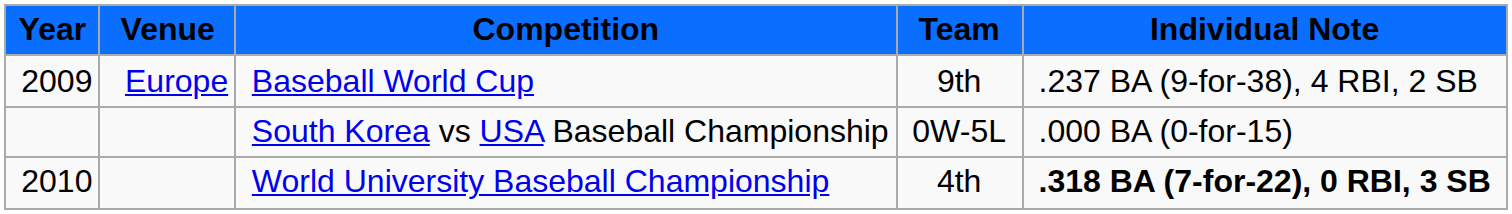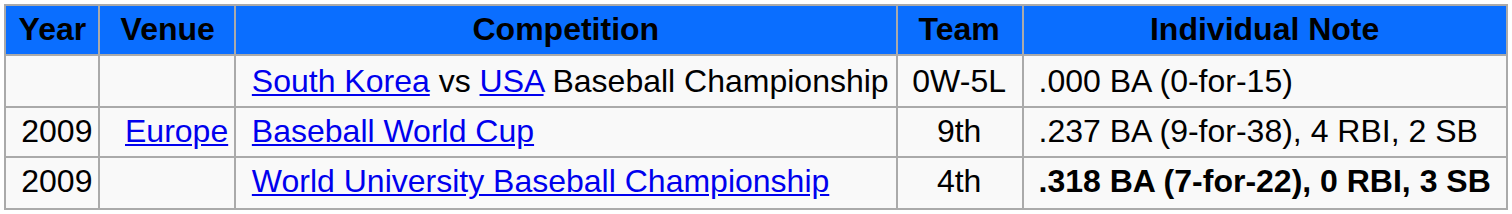rows swapped: (388, 80) <-> (566, 131)
(52, 182) 2010 -> (52, 182) 2009
